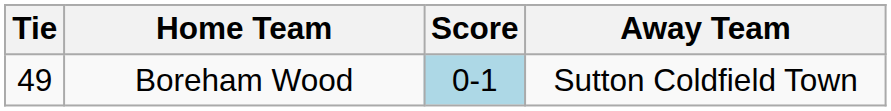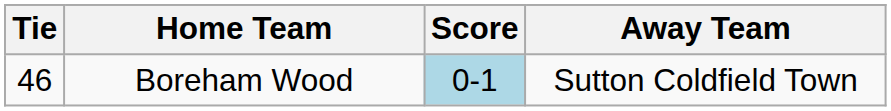(35, 79) 49 -> (35, 79) 46
